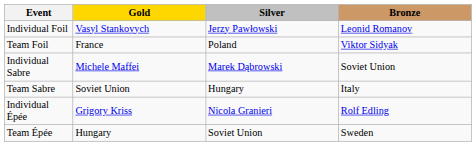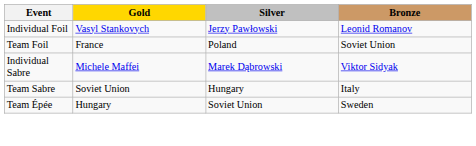(369, 45) Viktor Sidyak -> (368, 45) Soviet Union
(368, 67) Soviet Union -> (369, 67) Viktor Sidyak
- row: (28, 111)
